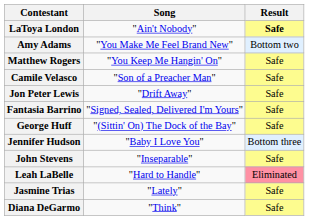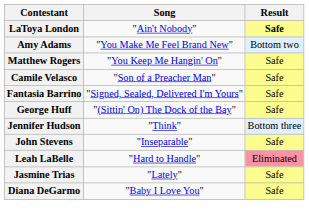- row: (44, 93)
(165, 142) "Baby I Love You" -> (165, 126) "Think"
(165, 207) "Think" -> (165, 191) "Baby I Love You"
